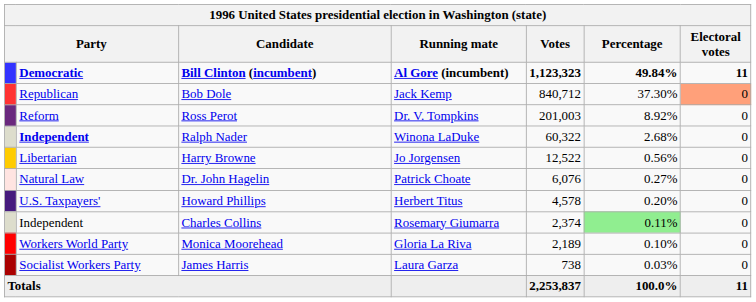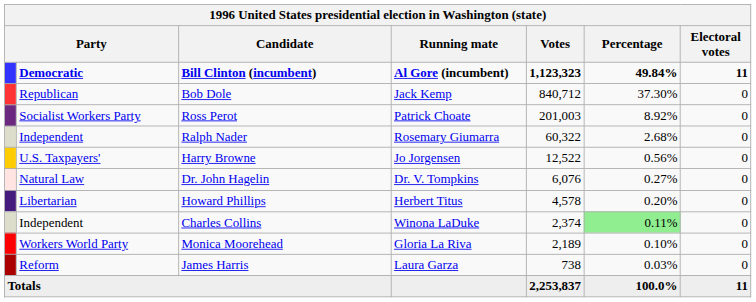(745, 94) lightsalmon background -> (745, 94) no background
(39, 115) Reform -> (80, 115) Socialist Workers Party
(436, 115) Dr. V. Tompkins -> (432, 115) Patrick Choate
(54, 137) bold -> (51, 137) normal
(437, 137) Winona LaDuke -> (447, 137) Rosemary Giumarra
(48, 158) Libertarian -> (60, 158) U.S. Taxpayers'
(432, 179) Patrick Choate -> (436, 179) Dr. V. Tompkins
(60, 201) U.S. Taxpayers' -> (48, 201) Libertarian
(447, 222) Rosemary Giumarra -> (437, 222) Winona LaDuke
(80, 264) Socialist Workers Party -> (39, 264) Reform
